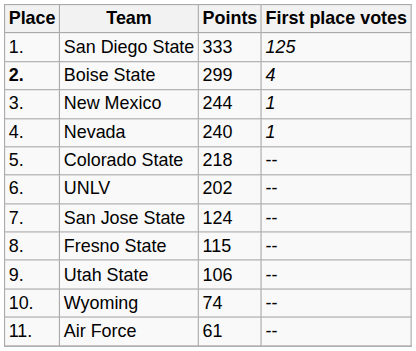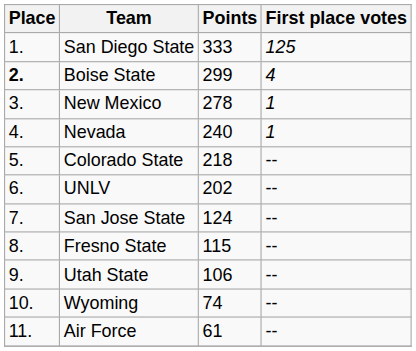(218, 103) 244 -> (218, 103) 278
